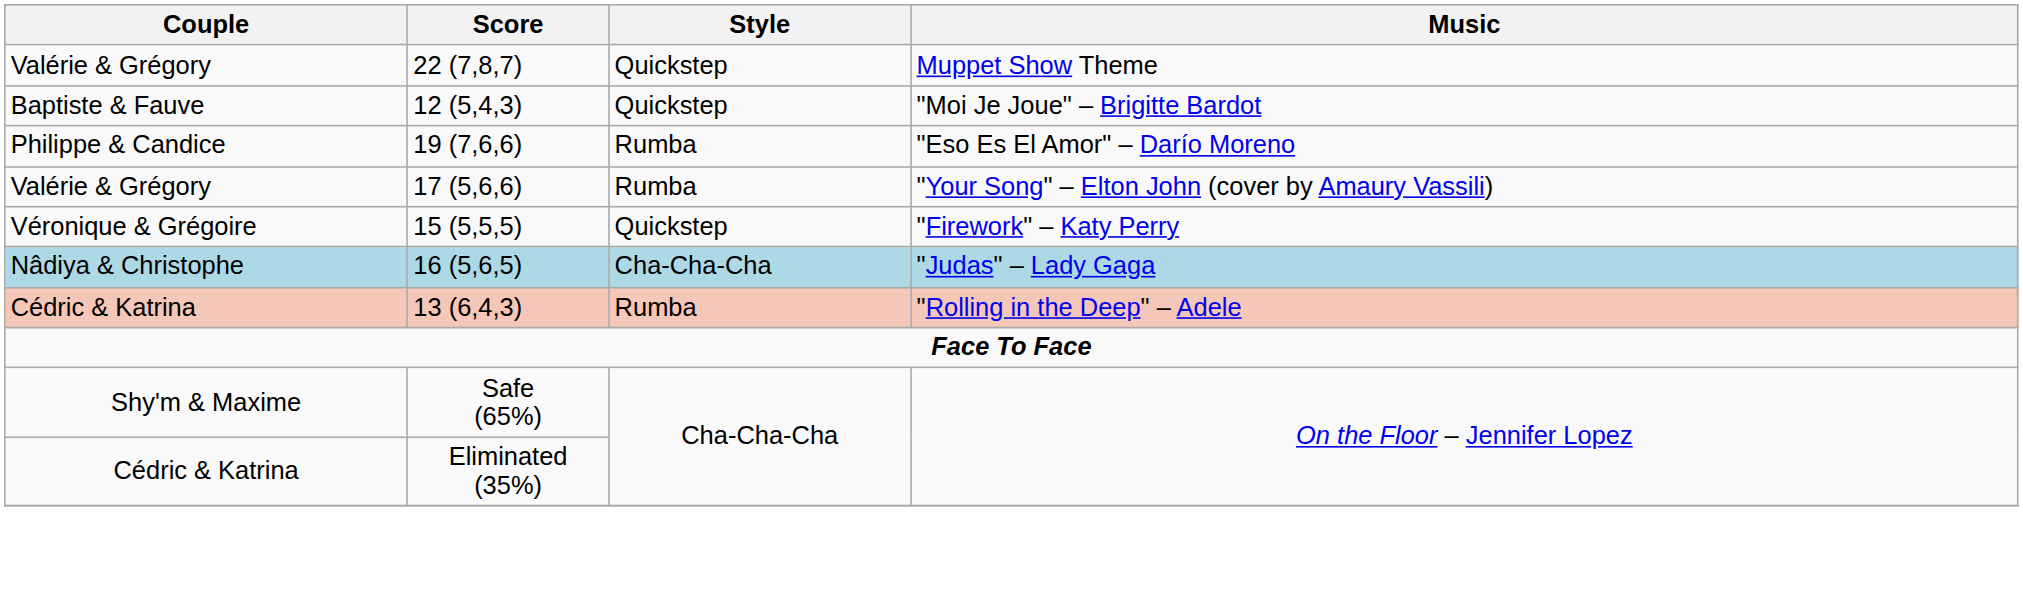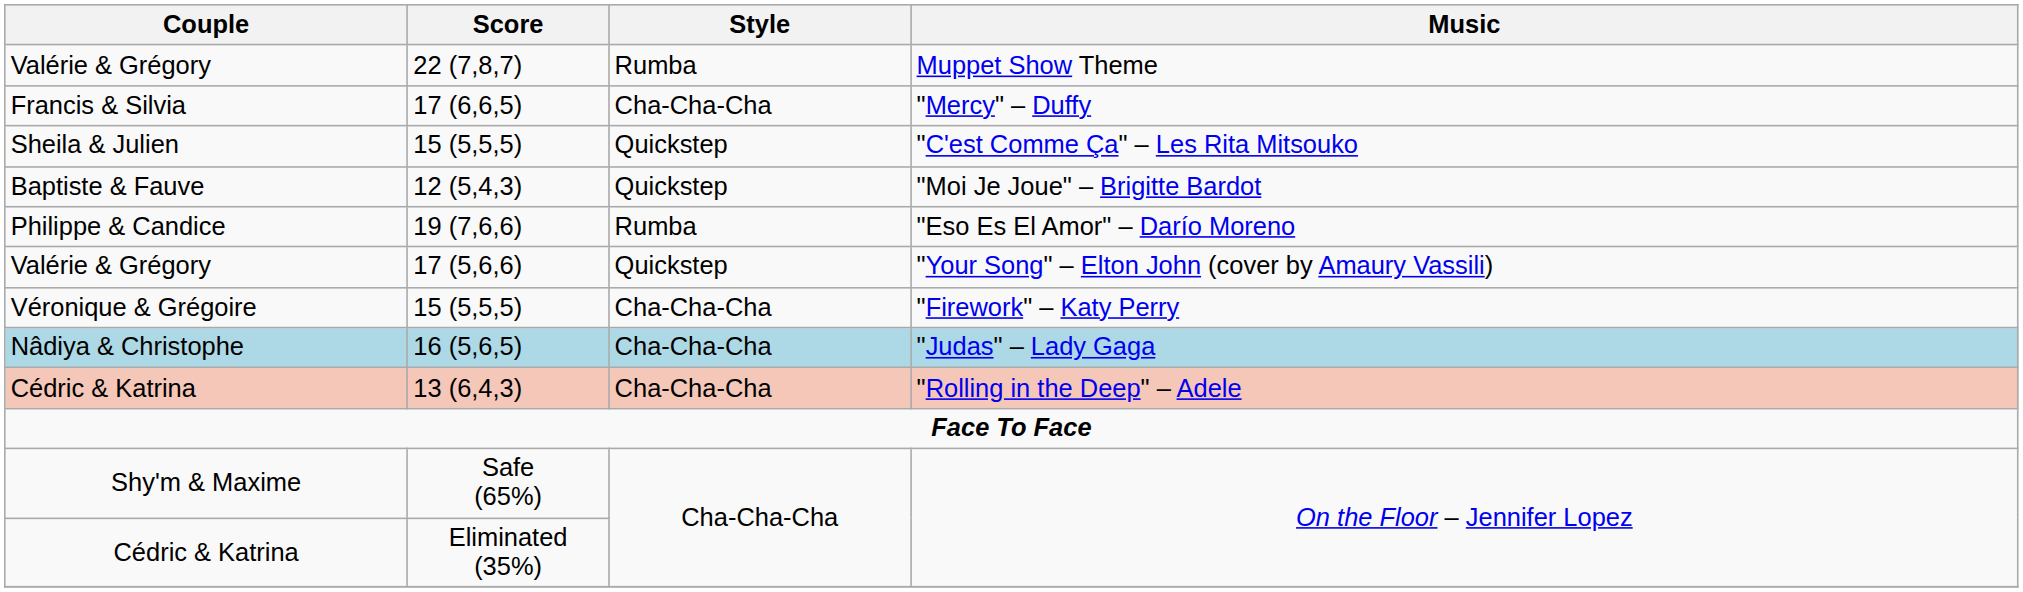(671, 65) Quickstep -> (656, 65) Rumba
+ row: (468, 105)
+ row: (468, 145)
(656, 186) Rumba -> (671, 266) Quickstep
(671, 226) Quickstep -> (693, 307) Cha-Cha-Cha
(656, 307) Rumba -> (693, 387) Cha-Cha-Cha
